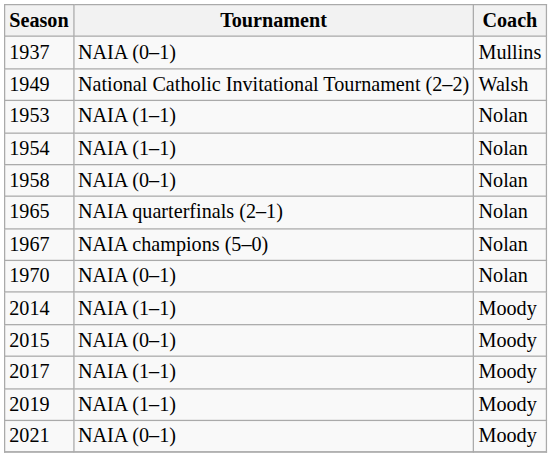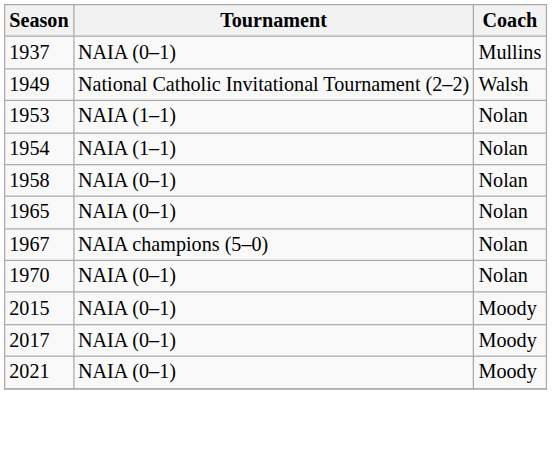(180, 212) NAIA quarterfinals (2–1) -> (127, 212) NAIA (0–1)
- row: (29, 308)
(127, 372) NAIA (1–1) -> (127, 340) NAIA (0–1)
- row: (29, 404)
